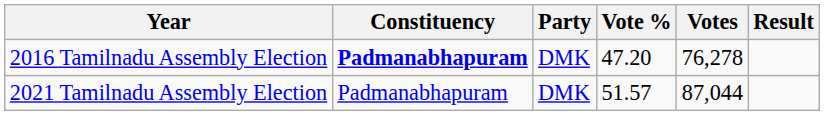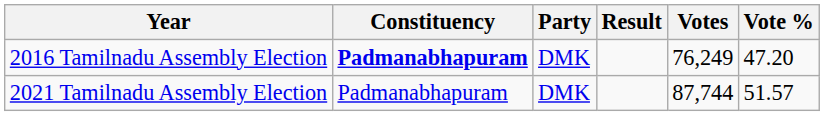columns swapped: (784, 22) <-> (637, 22)
(712, 57) 76,278 -> (703, 57) 76,249
(712, 92) 87,044 -> (703, 92) 87,744
